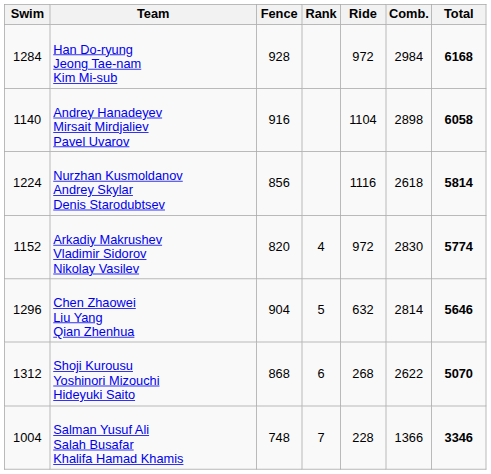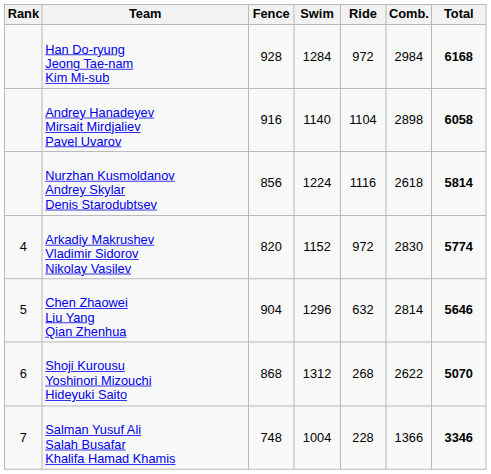columns swapped: (321, 14) <-> (27, 14)
